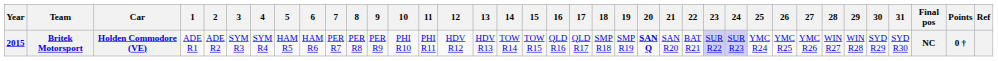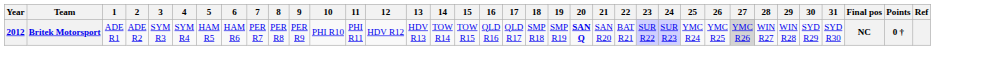- column: (137, 17)
(16, 43) 2015 -> (16, 32) 2012
(809, 43) no background -> (742, 32) lightgrey background
